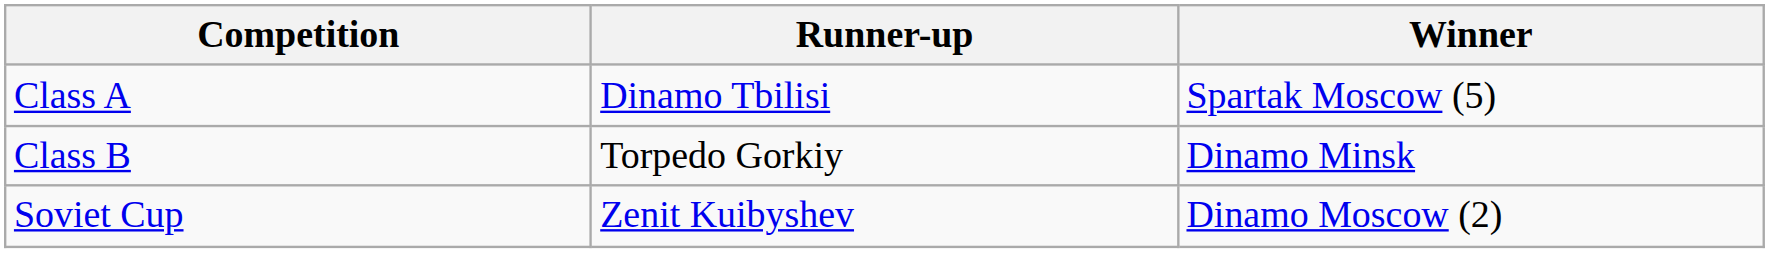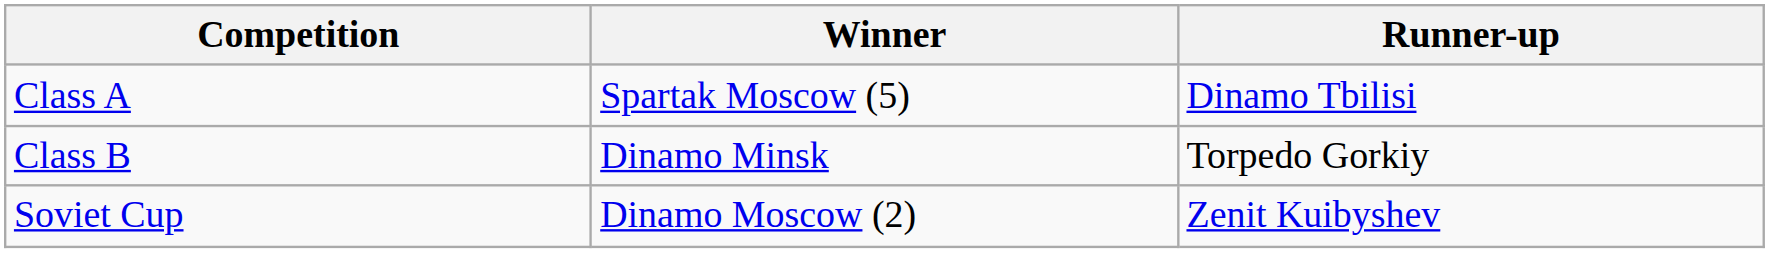columns swapped: (1471, 34) <-> (885, 34)
